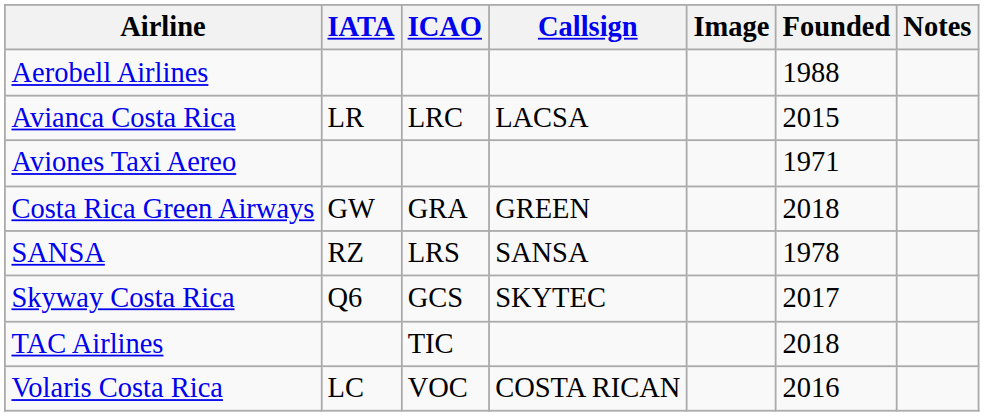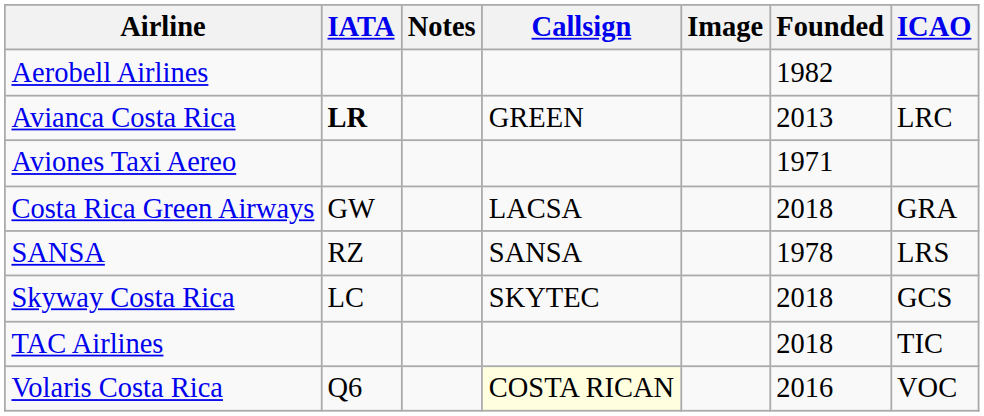columns swapped: (445, 27) <-> (937, 27)
(811, 72) 1988 -> (805, 72) 1982
(346, 117) normal -> (347, 117) bold
(542, 117) LACSA -> (536, 117) GREEN
(811, 117) 2015 -> (805, 117) 2013
(543, 207) GREEN -> (535, 207) LACSA
(345, 298) Q6 -> (346, 298) LC
(811, 298) 2017 -> (805, 298) 2018
(346, 388) LC -> (345, 388) Q6
(588, 388) no background -> (581, 388) lightyellow background
